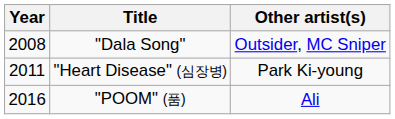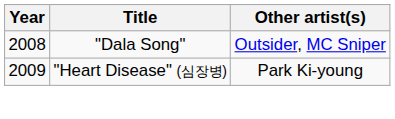(27, 71) 2011 -> (27, 71) 2009
- row: (140, 98)
